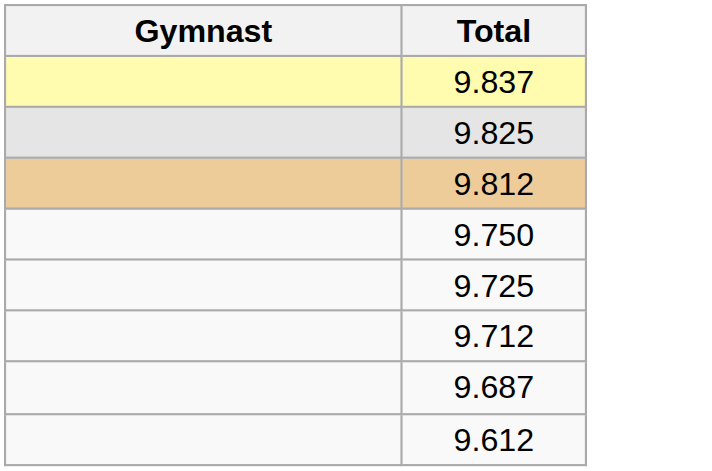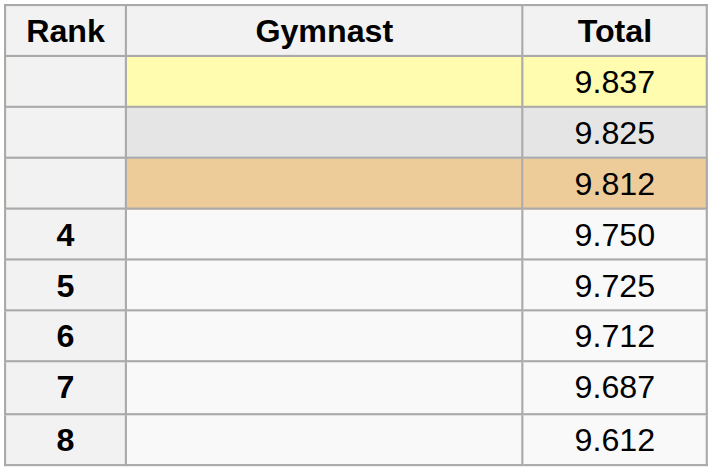+ column: (66, 31)
